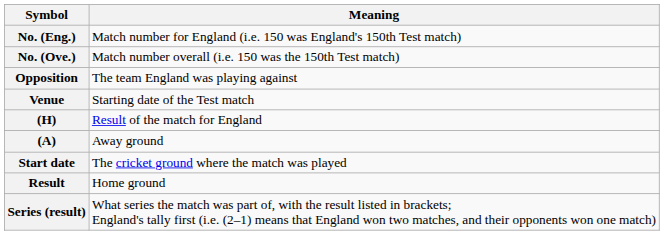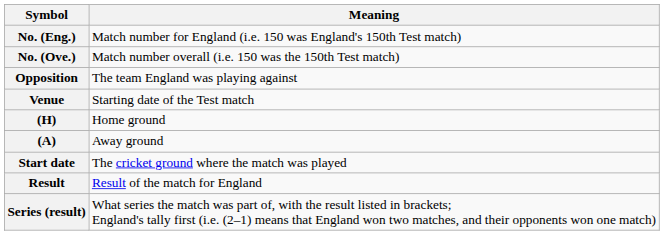(177, 120) Result of the match for England -> (129, 120) Home ground
(129, 183) Home ground -> (177, 183) Result of the match for England
